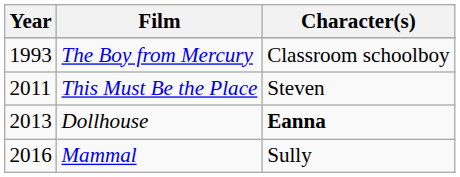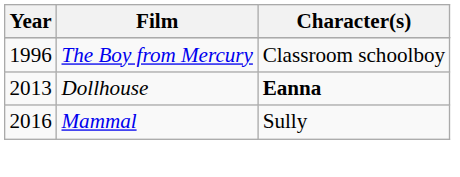(31, 54) 1993 -> (31, 54) 1996
- row: (159, 88)
